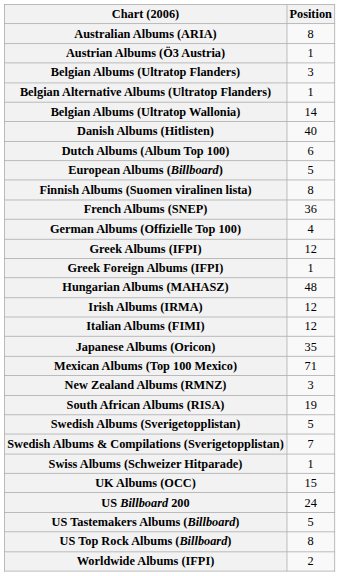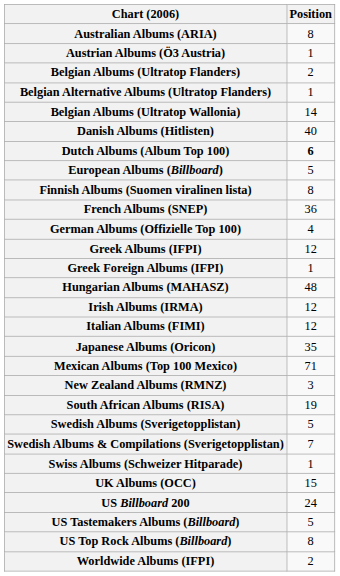(311, 72) 3 -> (311, 72) 2
(311, 151) normal -> (311, 151) bold
